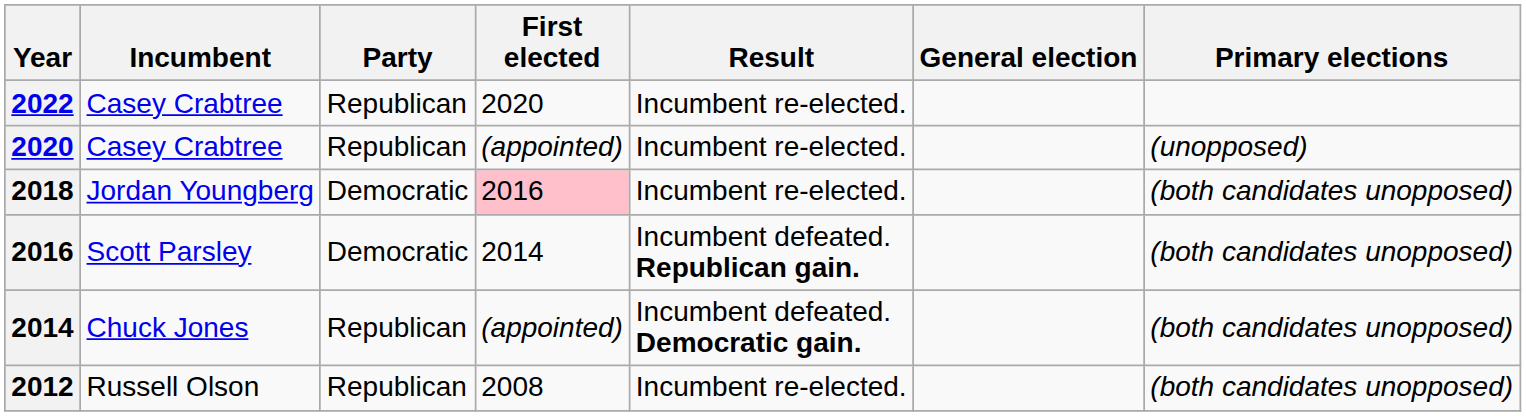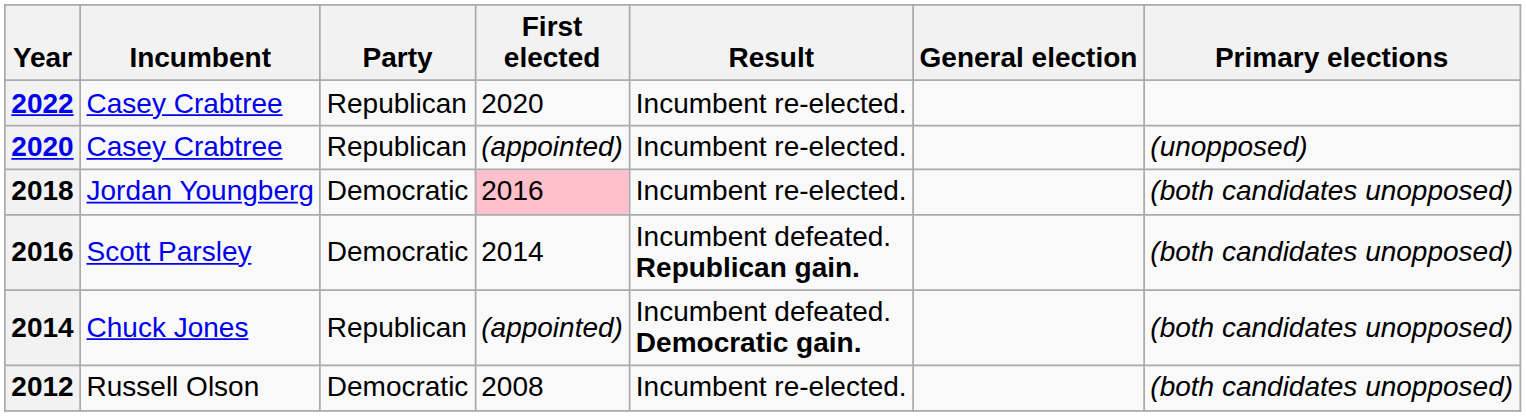(397, 387) Republican -> (398, 387) Democratic
